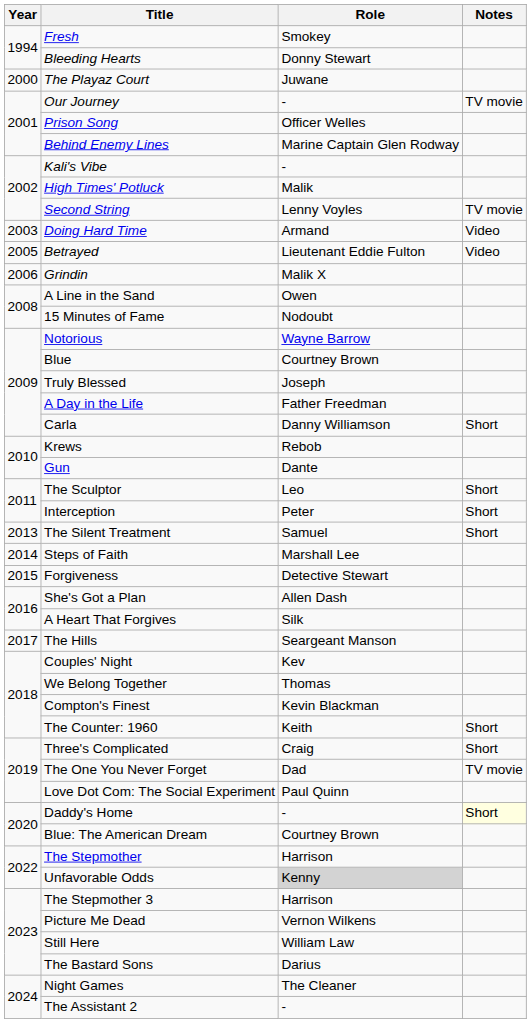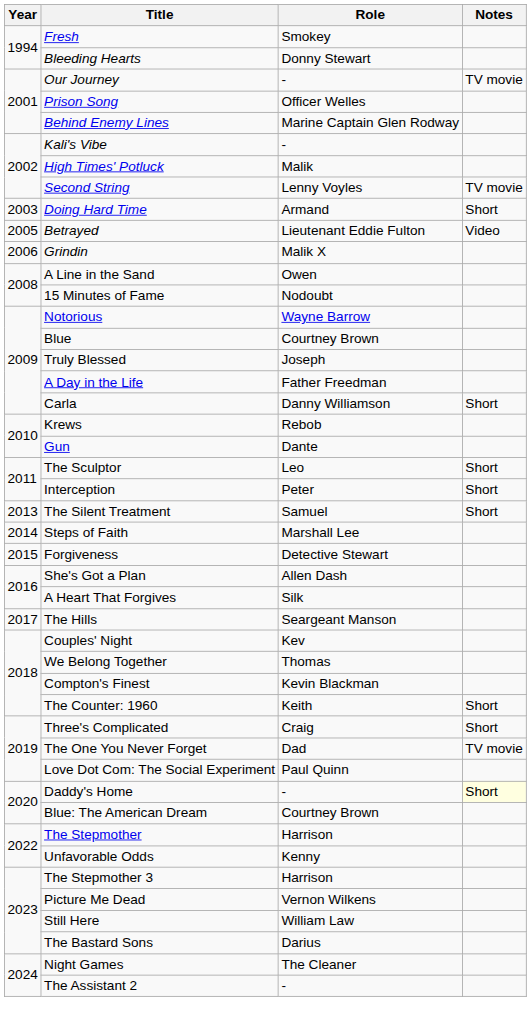- row: (97, 79)
(483, 230) Video -> (482, 209) Short
(301, 878) lightgrey background -> (301, 856) no background
